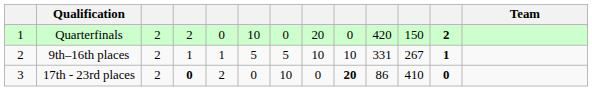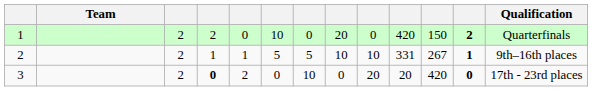columns swapped: (525, 14) <-> (89, 14)
(350, 75) bold -> (373, 75) normal
(382, 75) 86 -> (405, 75) 20
(414, 75) 410 -> (437, 75) 420
